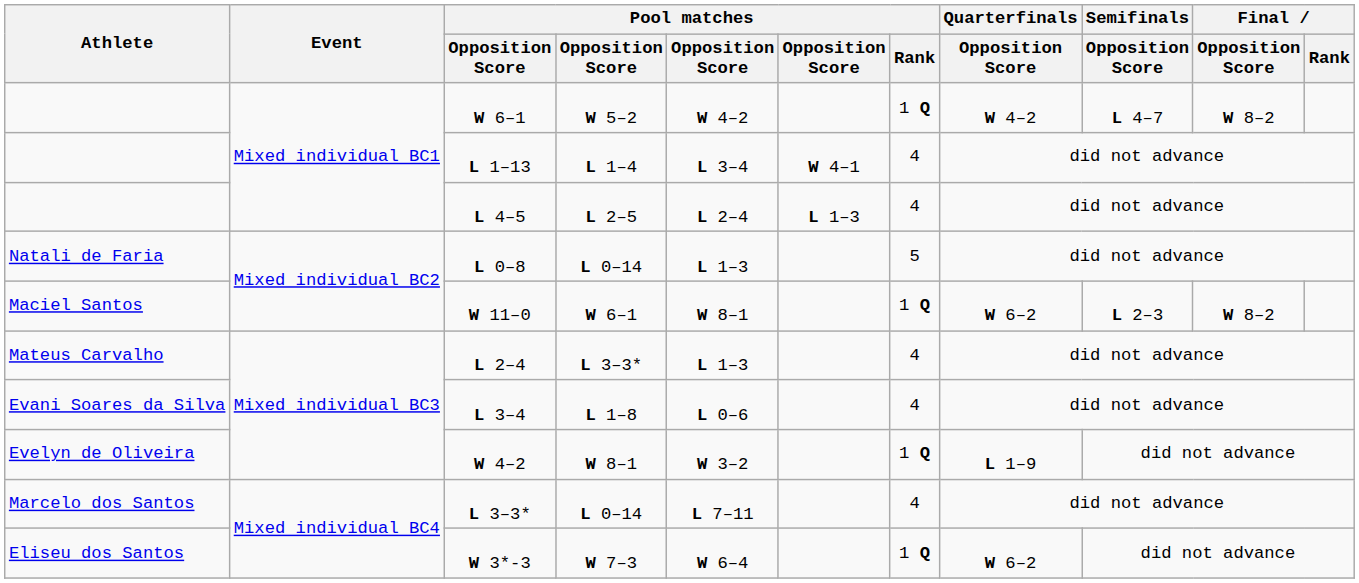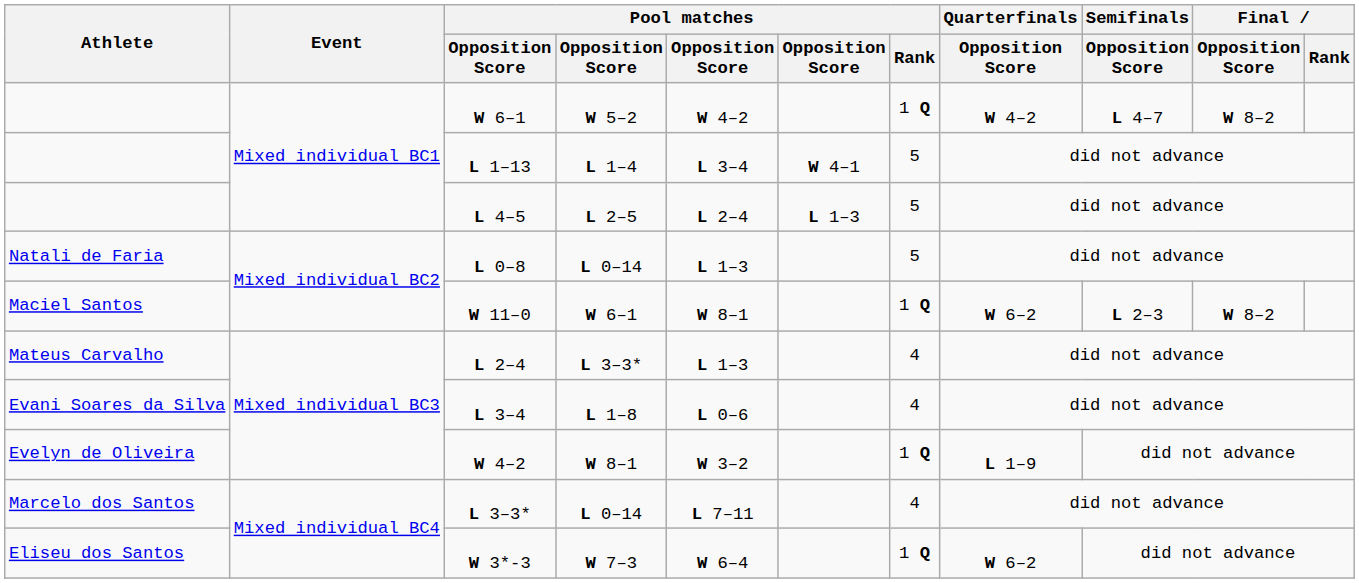(915, 157) 4 -> (915, 157) 5
(915, 206) 4 -> (915, 206) 5
